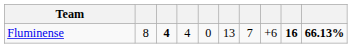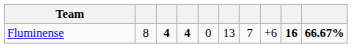(187, 33) normal -> (187, 33) bold
(324, 33) 66.13% -> (324, 33) 66.67%
